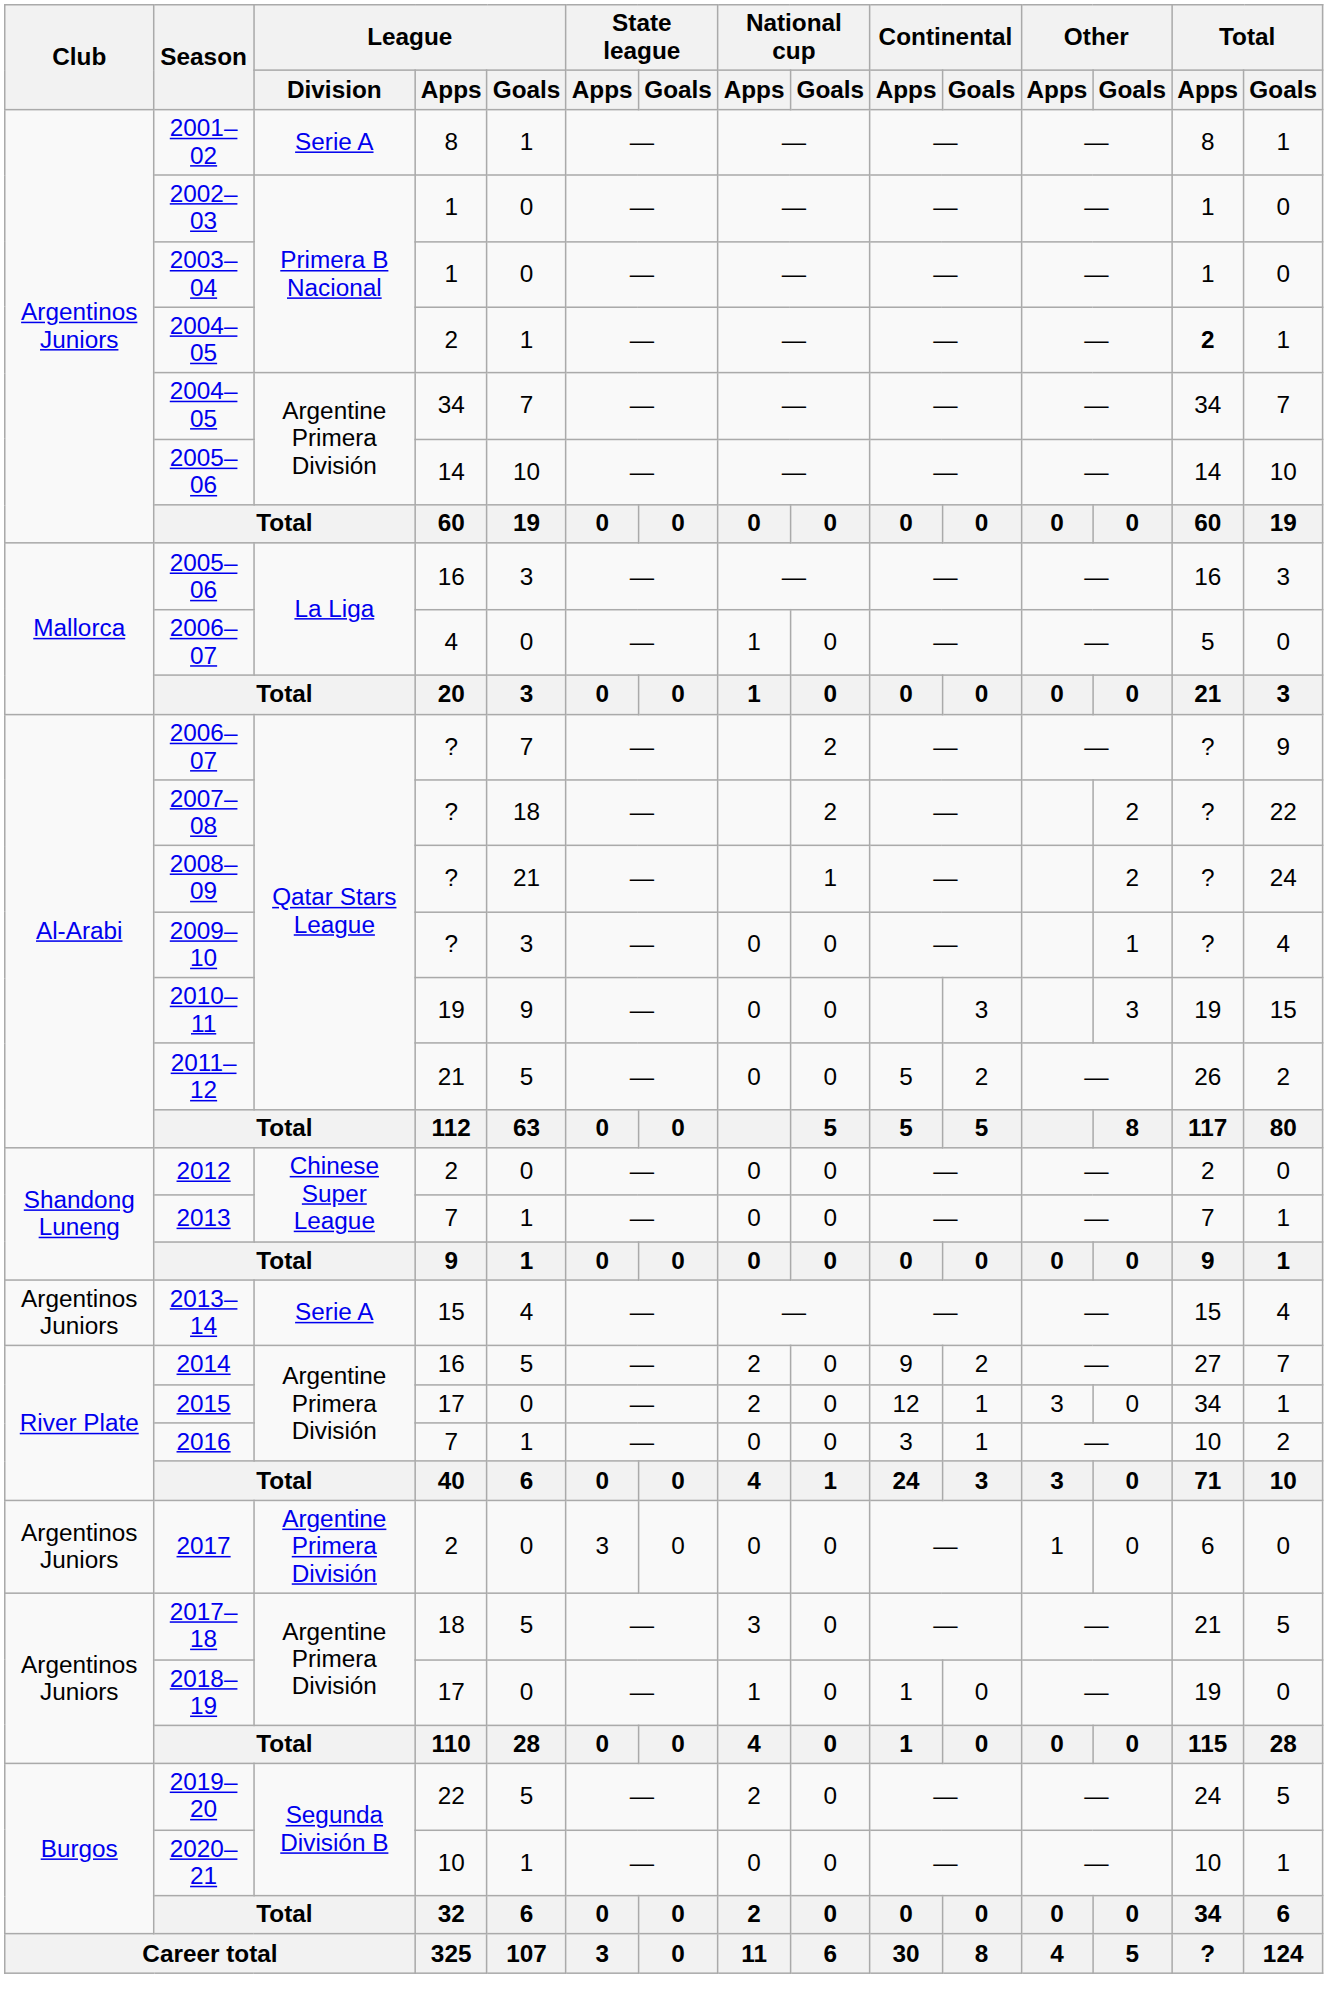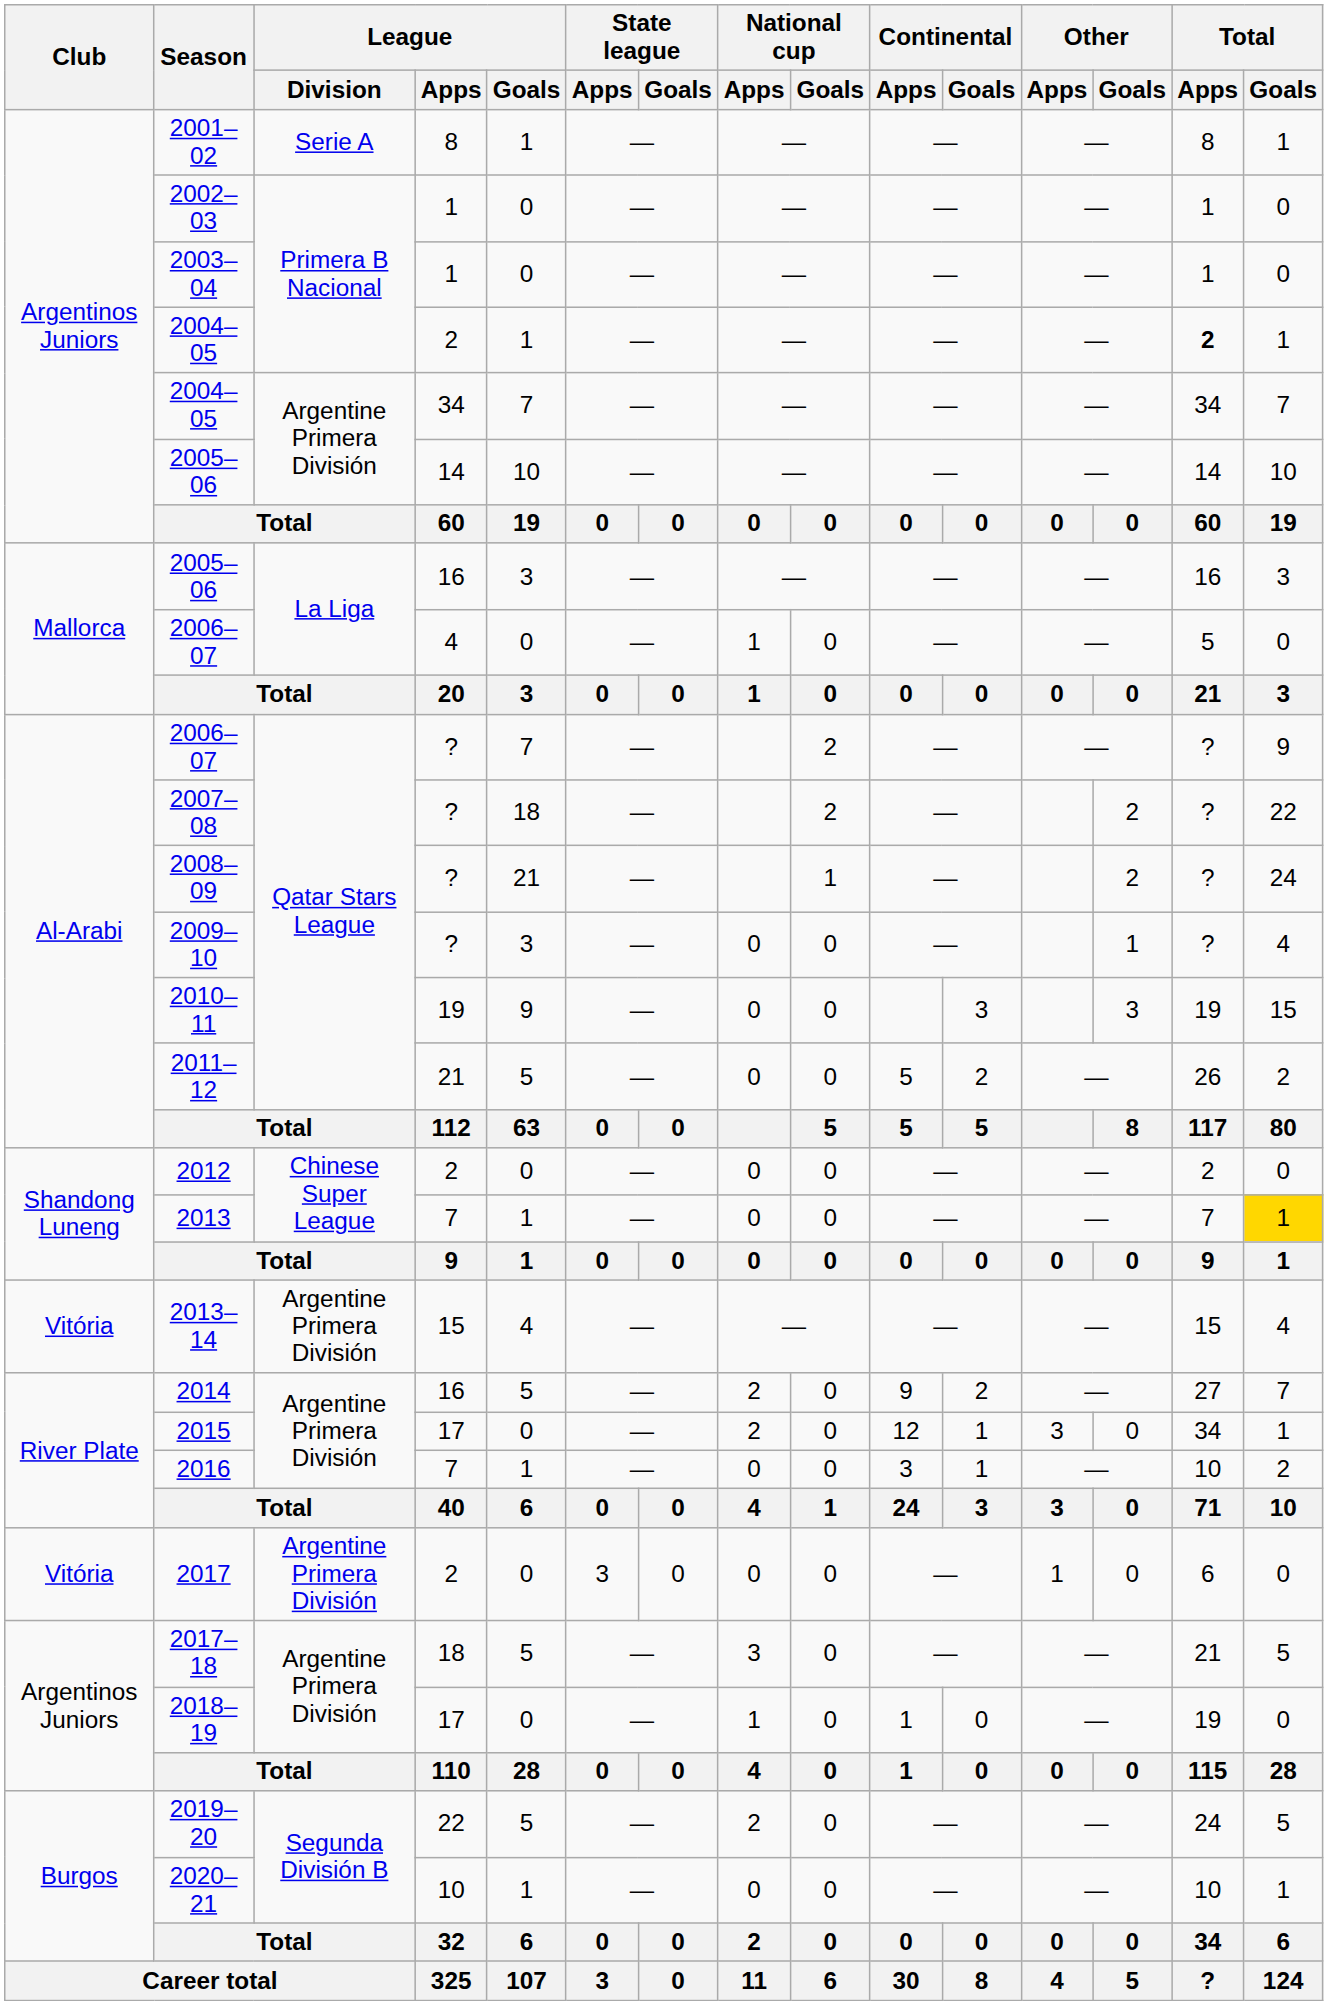(1283, 1217) no background -> (1283, 1217) gold background
(79, 1312) Argentinos Juniors -> (79, 1326) Vitória
(334, 1312) Serie A -> (334, 1326) Argentine Primera División
(79, 1546) Argentinos Juniors -> (79, 1573) Vitória
